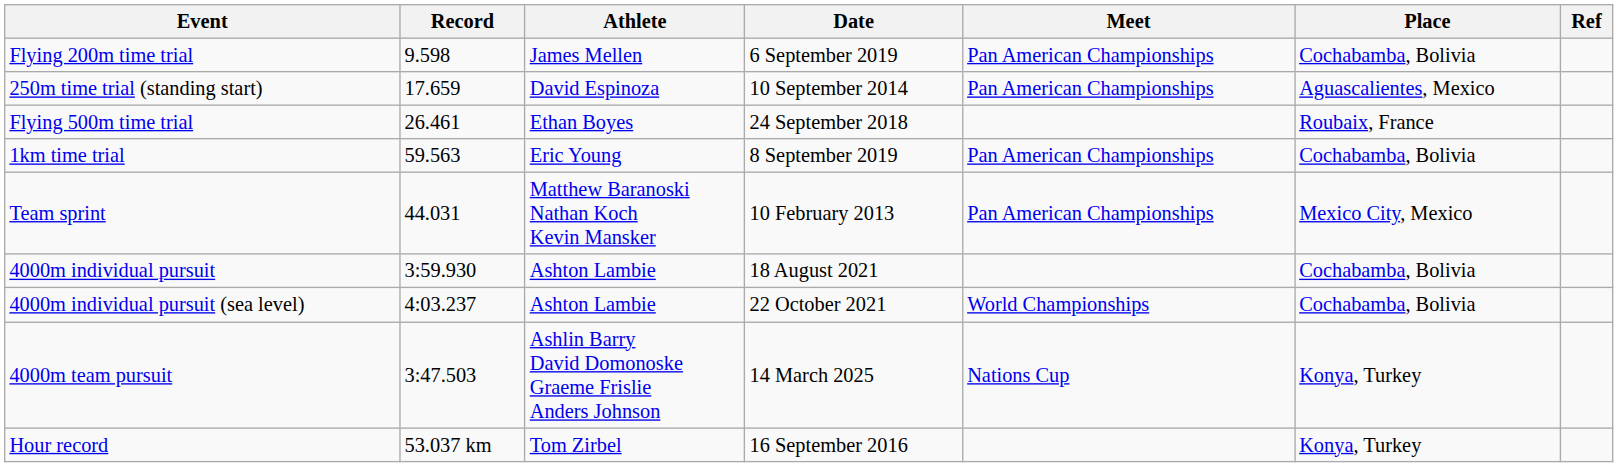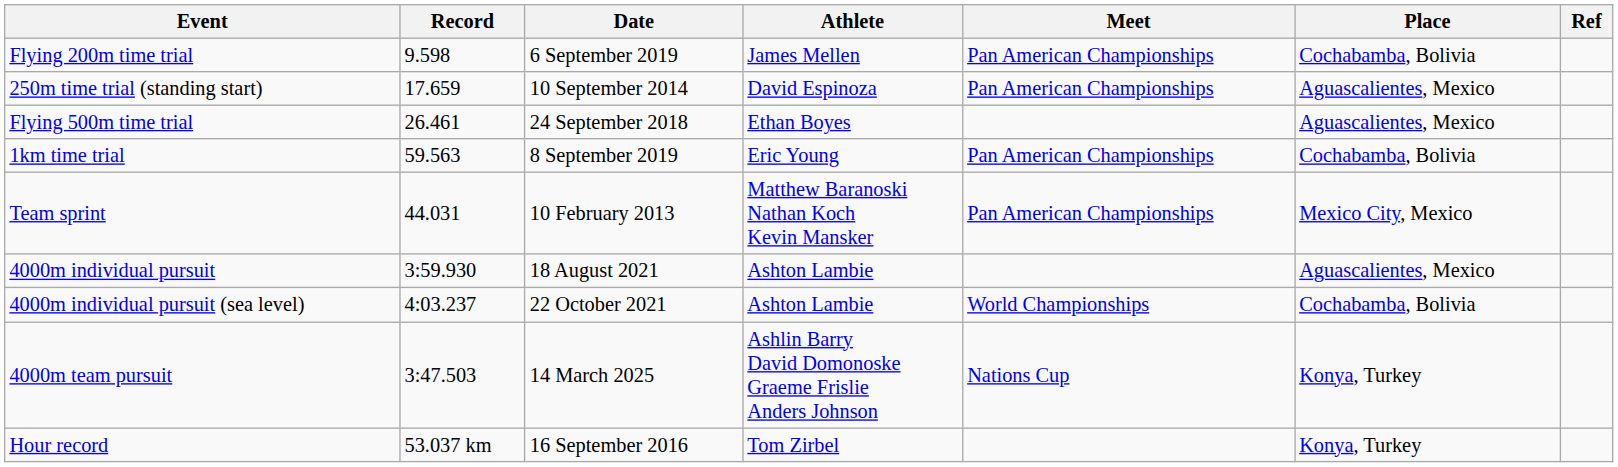columns swapped: (635, 21) <-> (854, 21)
(1366, 122) Roubaix, France -> (1397, 122) Aguascalientes, Mexico
(1387, 271) Cochabamba, Bolivia -> (1397, 271) Aguascalientes, Mexico
